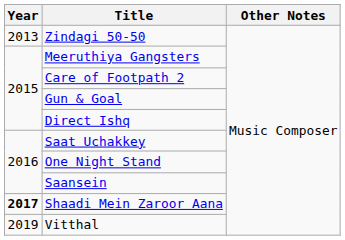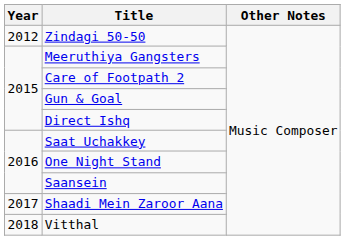(23, 36) 2013 -> (23, 36) 2012
(23, 204) bold -> (23, 204) normal
(23, 225) 2019 -> (23, 225) 2018
